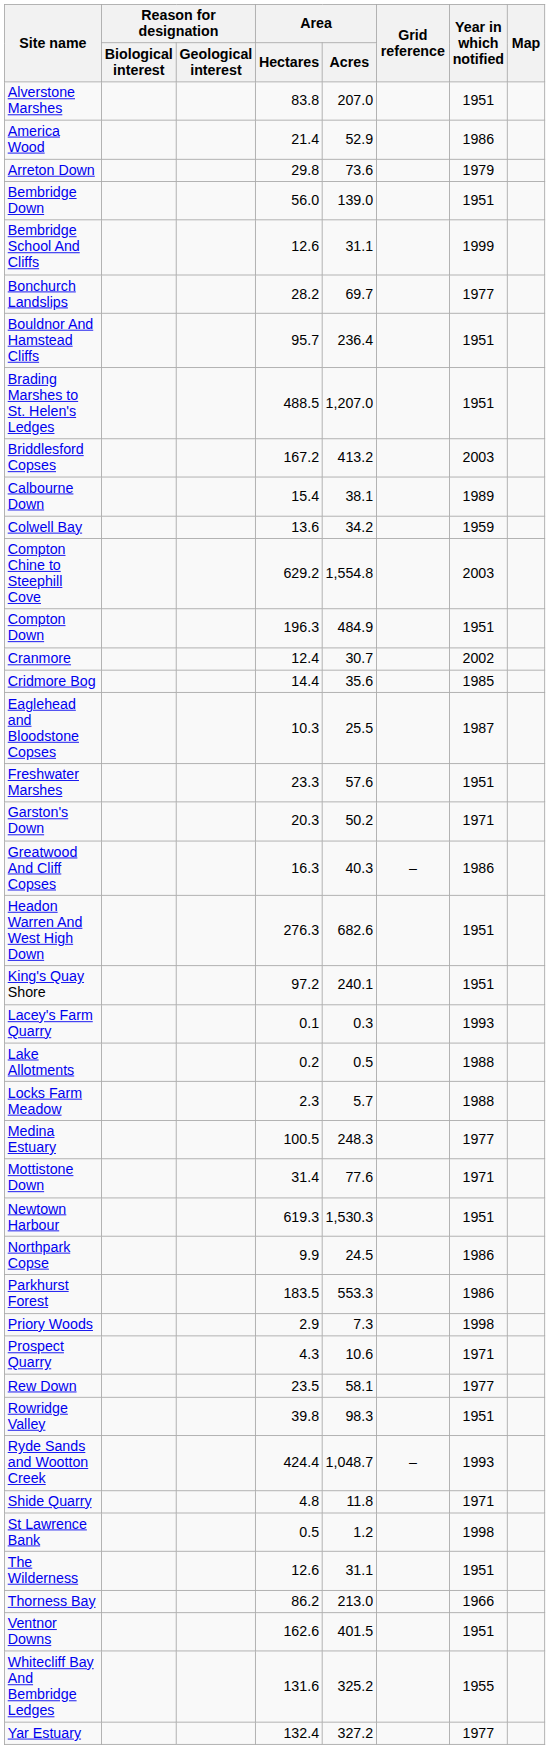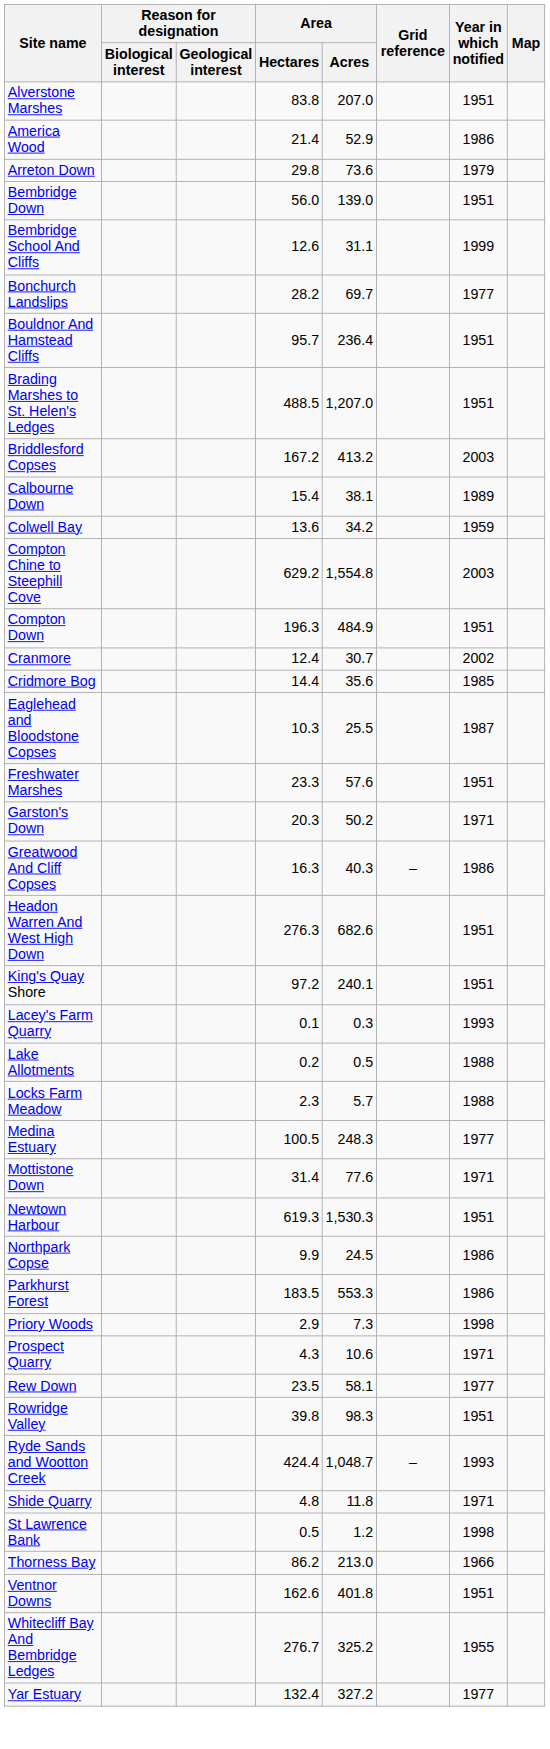- row: (43, 1570)
(355, 1632) 401.5 -> (355, 1593) 401.8
(301, 1686) 131.6 -> (301, 1648) 276.7
